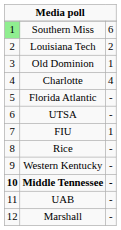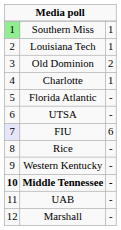(111, 30) 6 -> (111, 30) 1
(111, 47) 2 -> (111, 47) 1
(111, 64) 1 -> (111, 64) 2
(111, 81) 4 -> (111, 81) 1
(12, 132) no background -> (12, 132) lavender background
(111, 132) 1 -> (111, 132) 6
